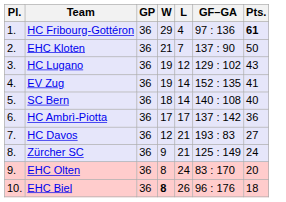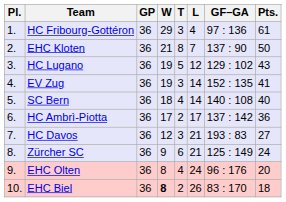+ column: (181, 13)
(252, 30) bold -> (264, 30) normal
(215, 170) 83 : 170 -> (227, 170) 96 : 176
(215, 188) 96 : 176 -> (227, 188) 83 : 170
